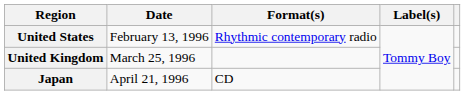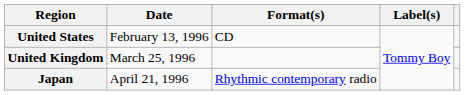(296, 36) Rhythmic contemporary radio -> (224, 36) CD
(224, 79) CD -> (296, 79) Rhythmic contemporary radio
